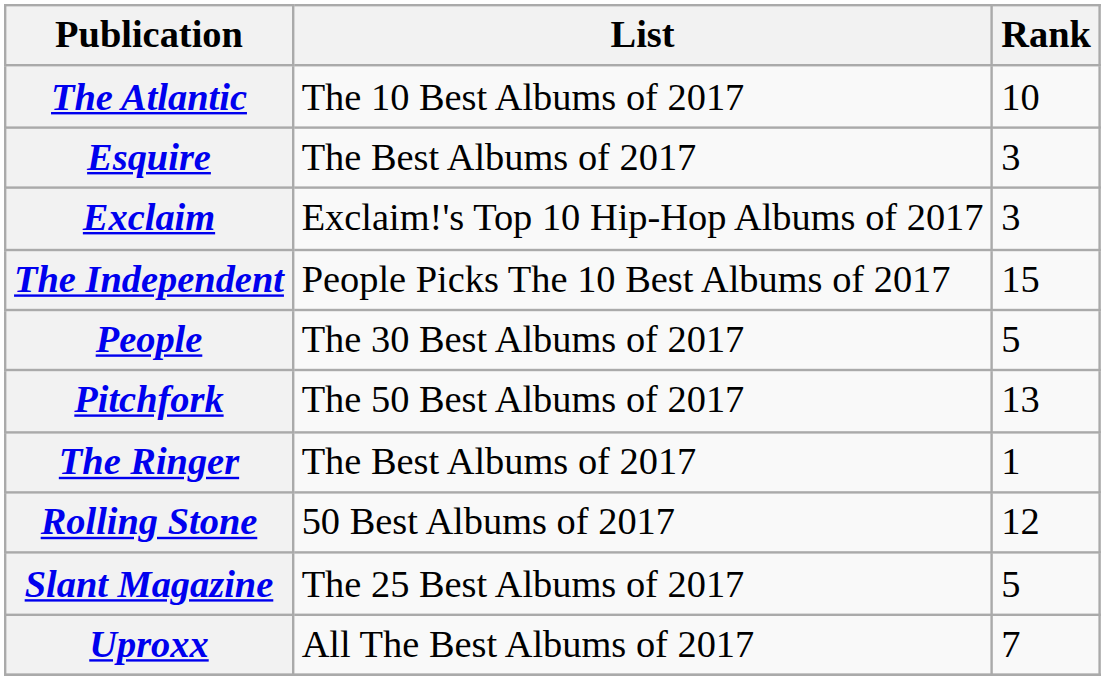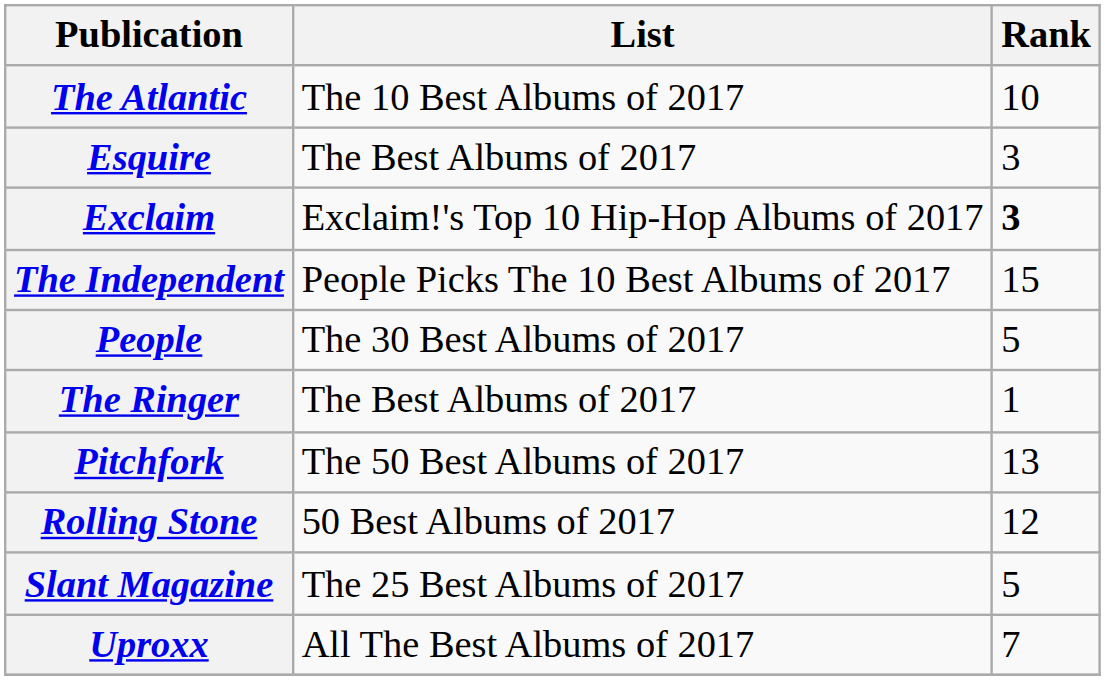(1011, 217) normal -> (1011, 217) bold
rows swapped: (149, 400) <-> (149, 461)
